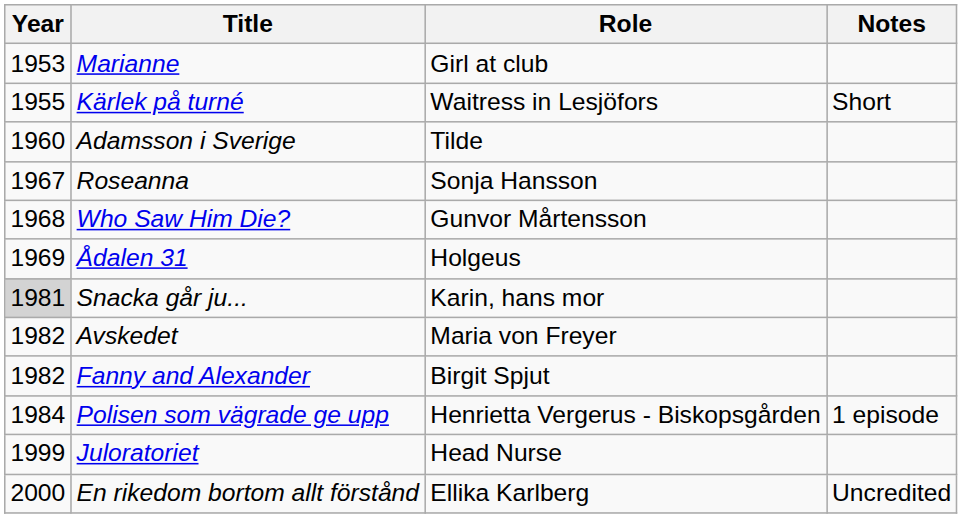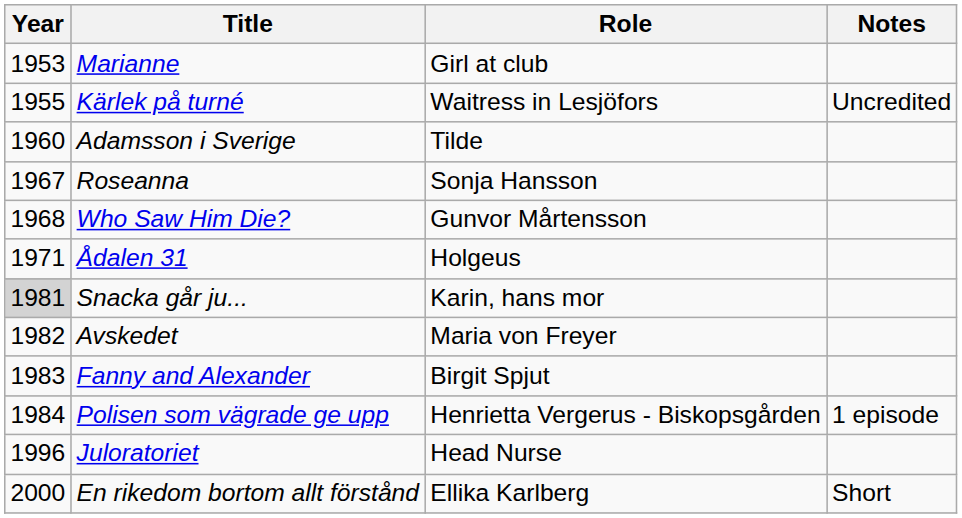(862, 102) Short -> (892, 102) Uncredited
(38, 258) 1969 -> (38, 258) 1971
(38, 375) 1982 -> (38, 375) 1983
(38, 453) 1999 -> (38, 453) 1996
(892, 492) Uncredited -> (862, 492) Short
